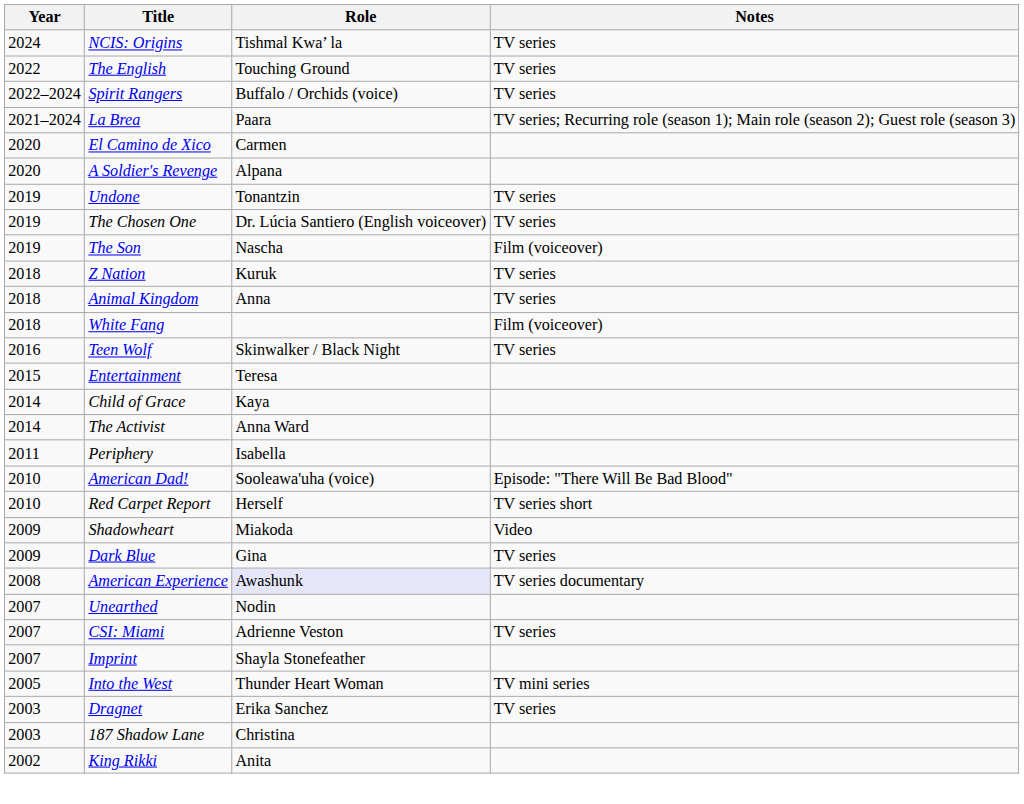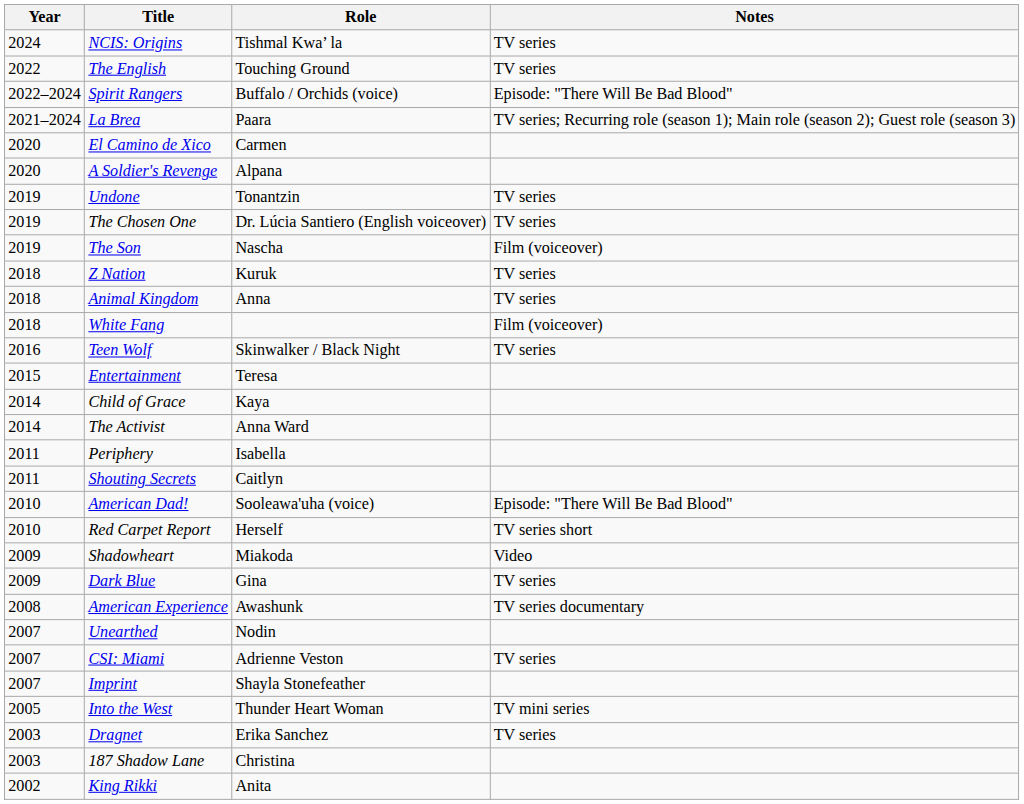(525, 94) TV series -> (613, 94) Episode: "There Will Be Bad Blood"
+ row: (142, 478)
(269, 581) lavender background -> (269, 606) no background
